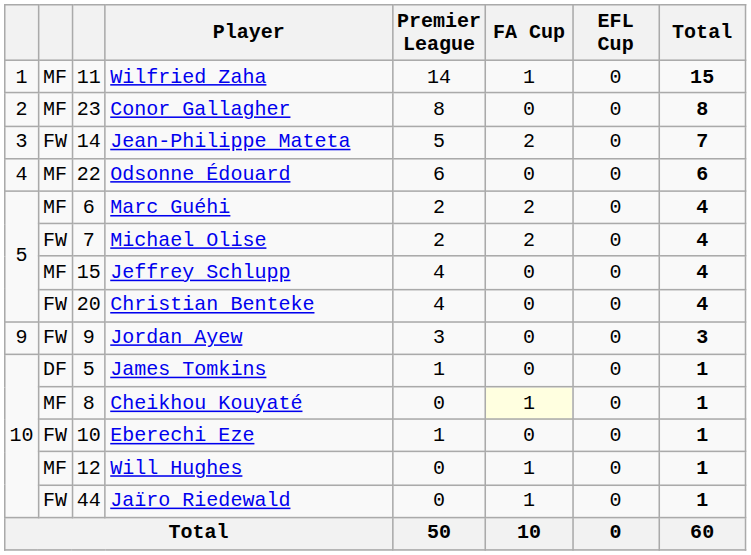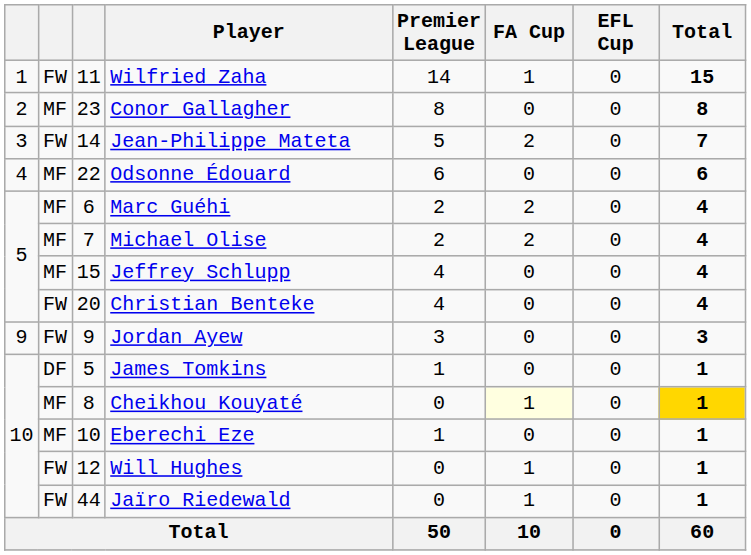(55, 77) MF -> (55, 77) FW
(55, 240) FW -> (55, 240) MF
(702, 403) no background -> (702, 403) gold background
(55, 436) FW -> (55, 436) MF
(55, 468) MF -> (55, 468) FW
